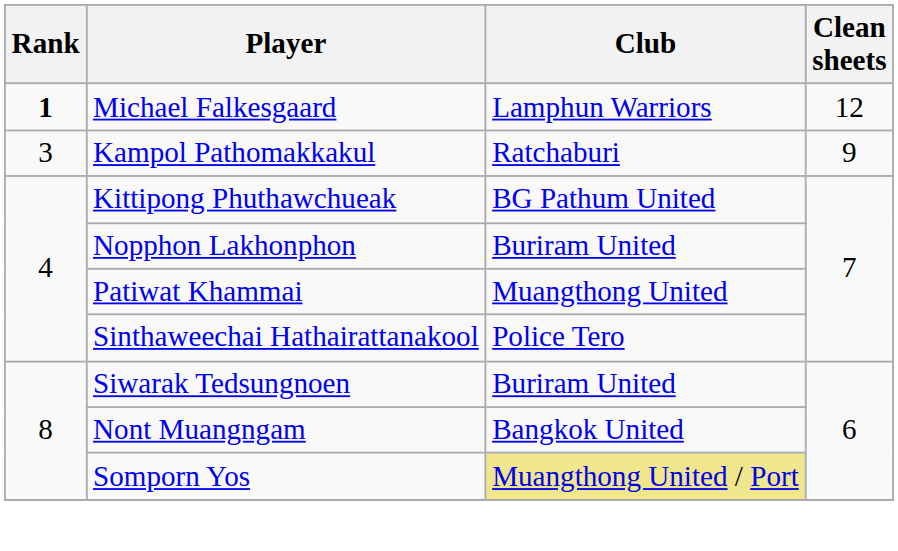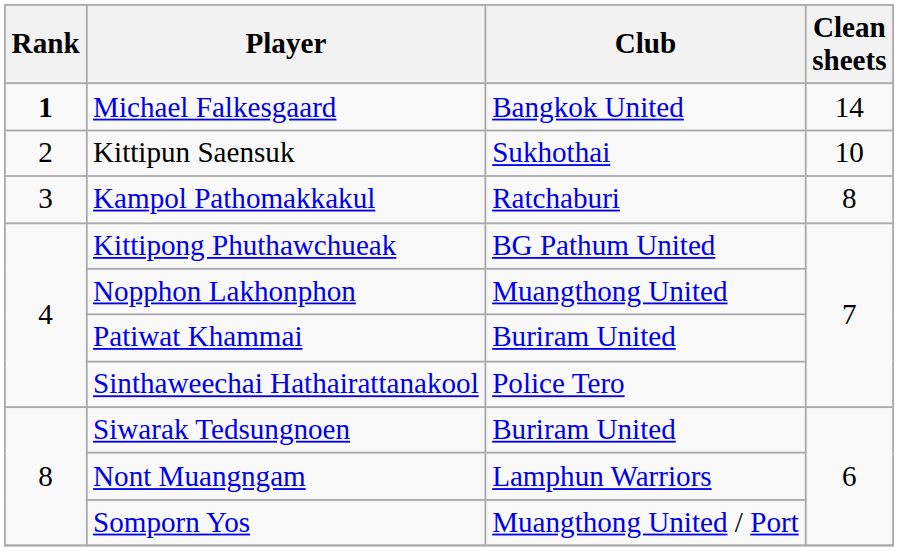(602, 106) Lamphun Warriors -> (588, 106) Bangkok United
(849, 106) 12 -> (849, 106) 14
+ row: (194, 152)
(849, 152) 9 -> (849, 198) 8
(584, 245) Buriram United -> (610, 291) Muangthong United
(610, 291) Muangthong United -> (584, 337) Buriram United
(588, 429) Bangkok United -> (602, 475) Lamphun Warriors
(645, 475) khaki background -> (645, 522) no background
